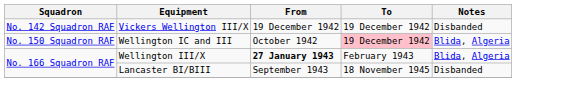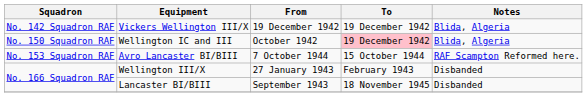(458, 26) Disbanded -> (472, 26) Blida, Algeria
+ row: (178, 56)
(293, 56) bold -> (293, 70) normal
(472, 56) Blida, Algeria -> (458, 70) Disbanded
